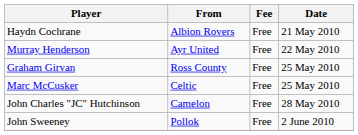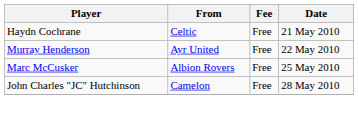(202, 31) Albion Rovers -> (183, 31) Celtic
- row: (41, 67)
(183, 85) Celtic -> (202, 67) Albion Rovers
- row: (38, 121)
